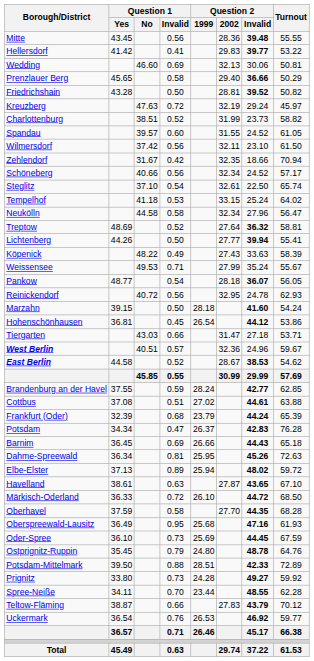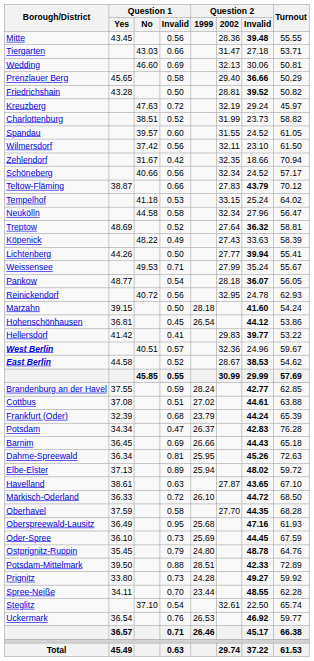rows swapped: (26, 335) <-> (27, 51)
rows swapped: (20, 186) <-> (35, 605)
rows swapped: (24, 254) <-> (29, 240)
